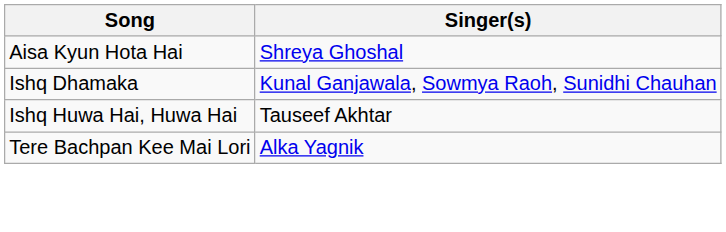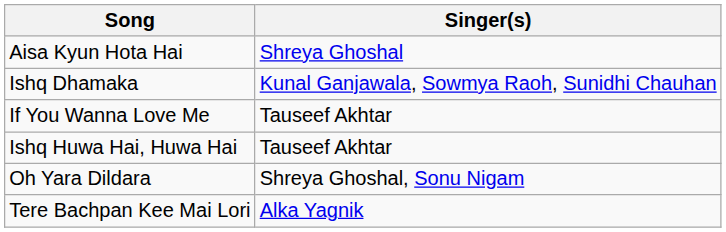+ row: (109, 115)
+ row: (80, 178)
